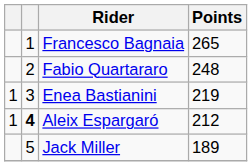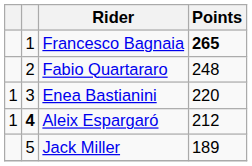(206, 43) normal -> (206, 43) bold
(206, 95) 219 -> (206, 95) 220
